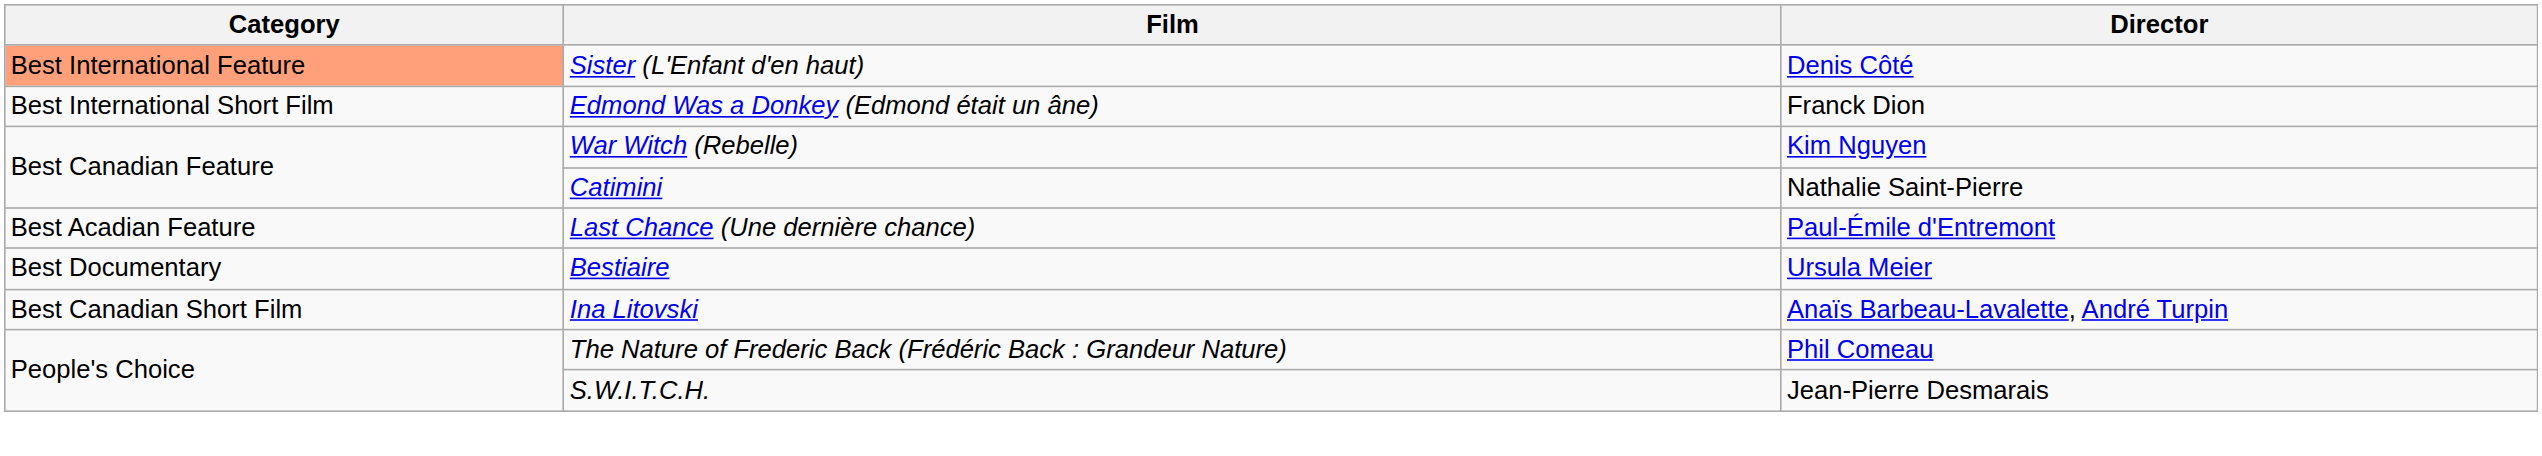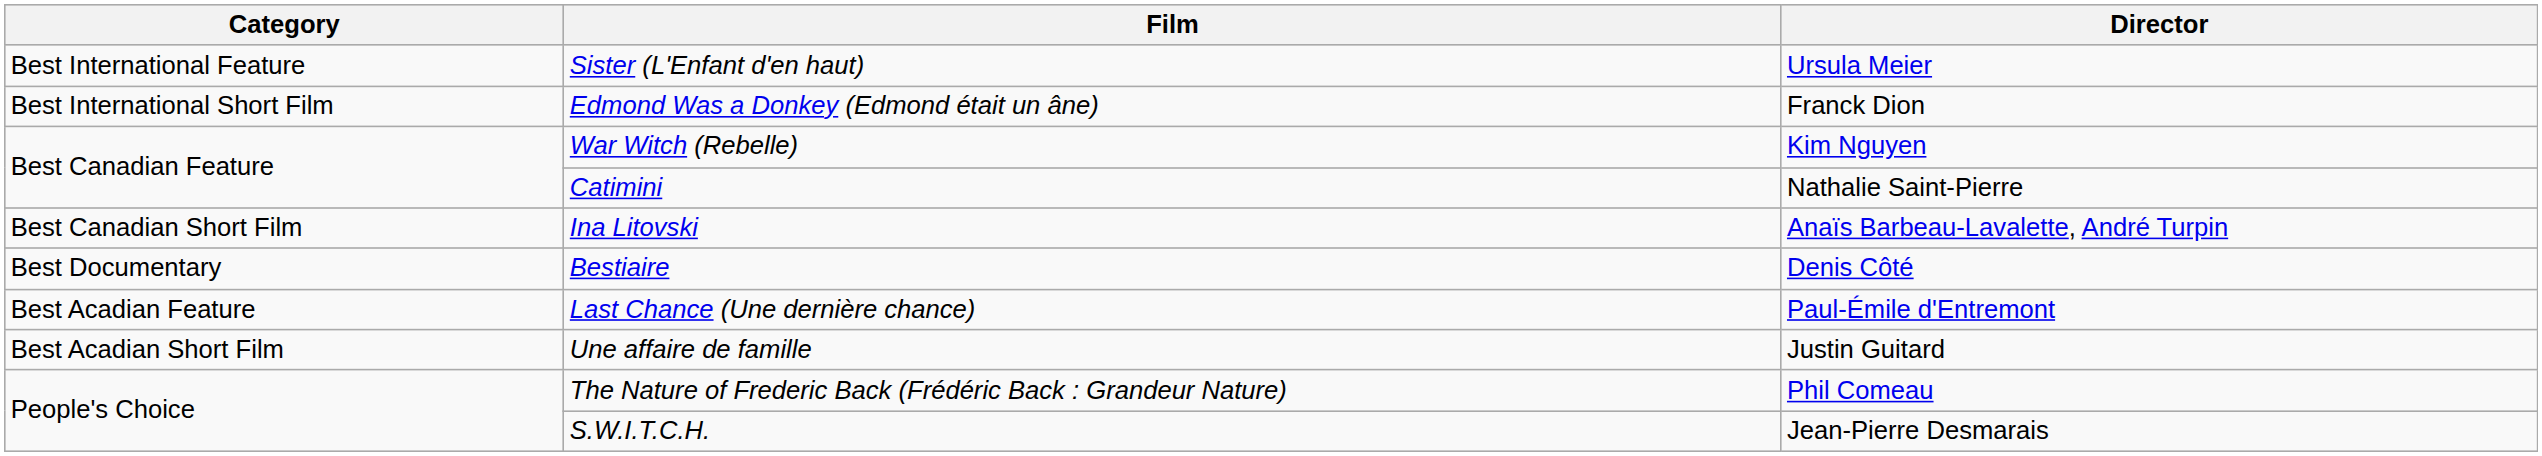(158, 65) lightsalmon background -> (158, 65) no background
(1850, 65) Denis Côté -> (1860, 65) Ursula Meier
rows swapped: (634, 308) <-> (773, 227)
(1860, 268) Ursula Meier -> (1850, 268) Denis Côté
+ row: (691, 349)
